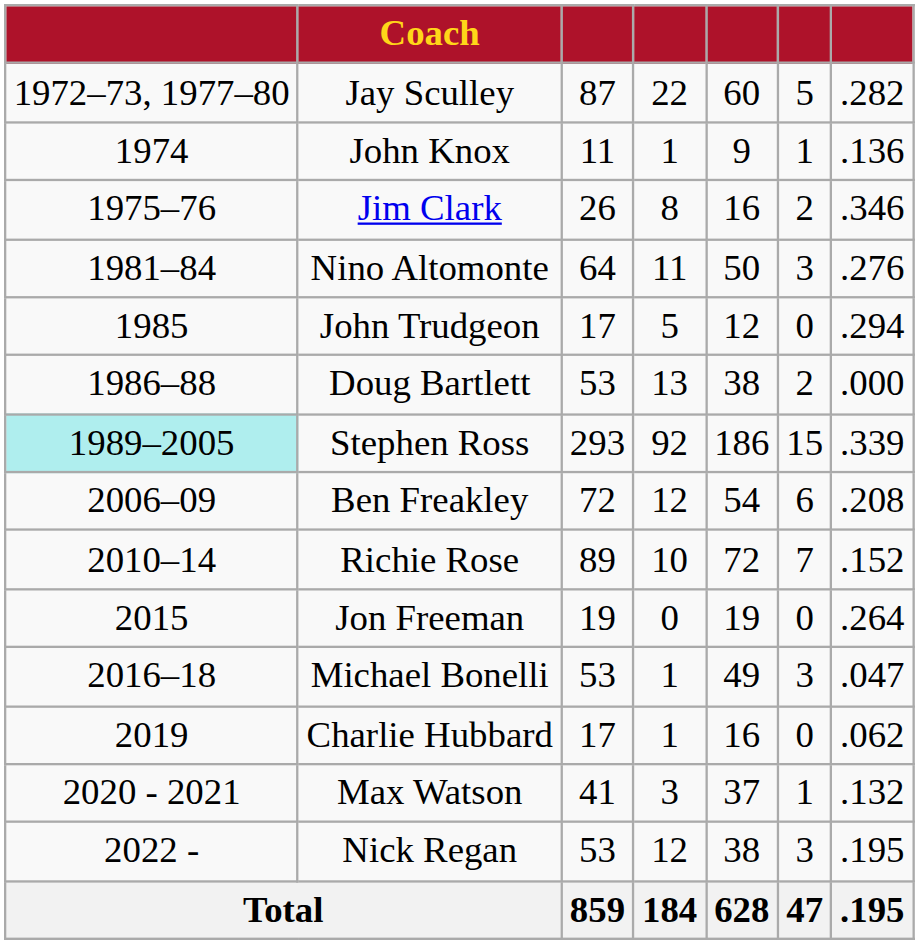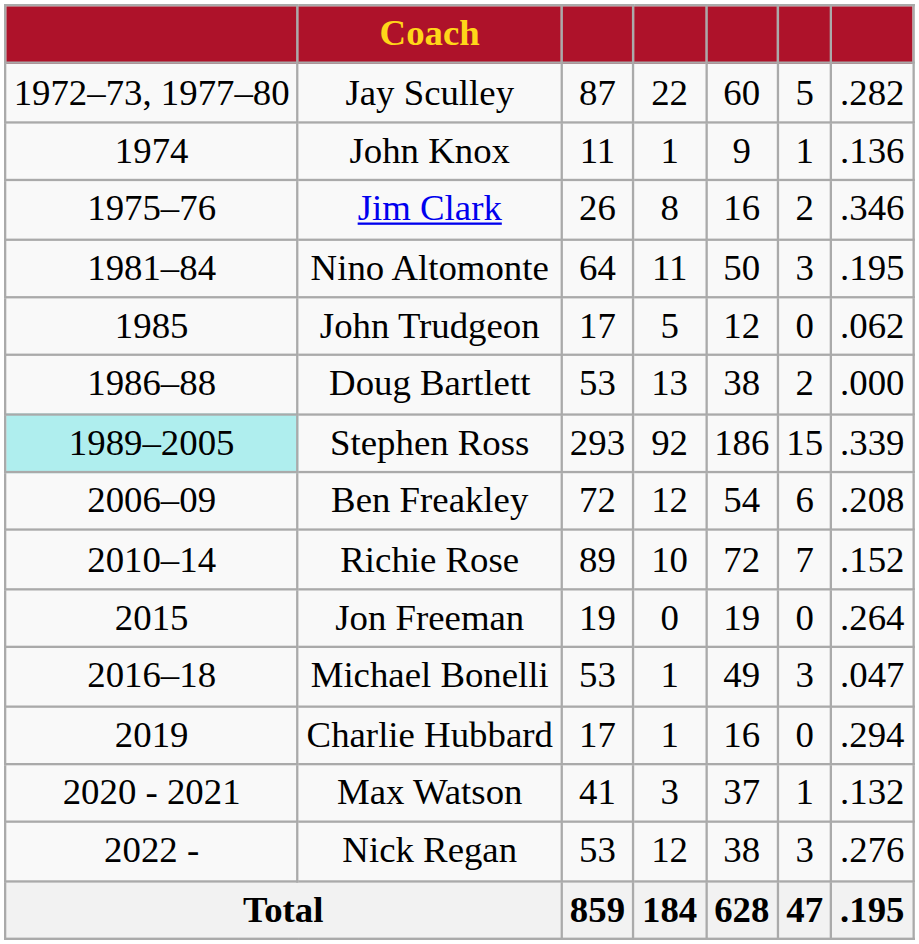(872, 267) .276 -> (872, 267) .195
(872, 325) .294 -> (872, 325) .062
(872, 734) .062 -> (872, 734) .294
(872, 850) .195 -> (872, 850) .276
